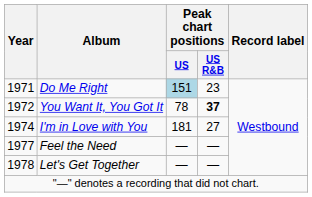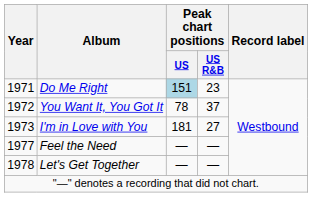(213, 107) bold -> (213, 107) normal
(21, 126) 1974 -> (21, 126) 1973
